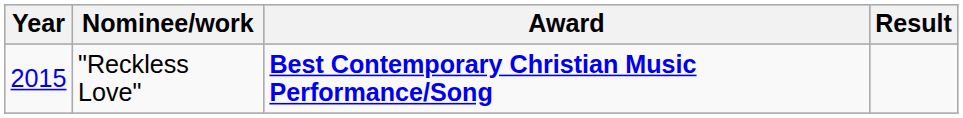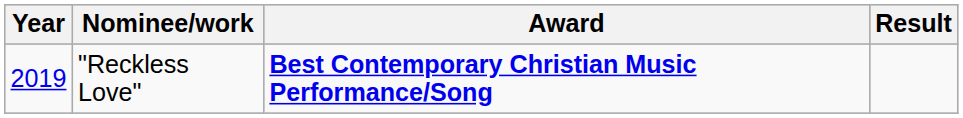(39, 78) 2015 -> (39, 78) 2019
